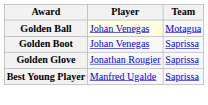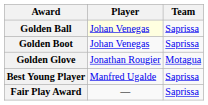(183, 28) Motagua -> (182, 28) Saprissa
(182, 60) Saprissa -> (183, 60) Motagua
+ row: (46, 92)
